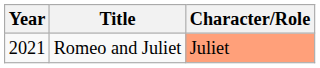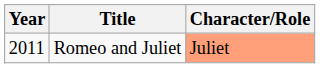(27, 47) 2021 -> (27, 47) 2011
